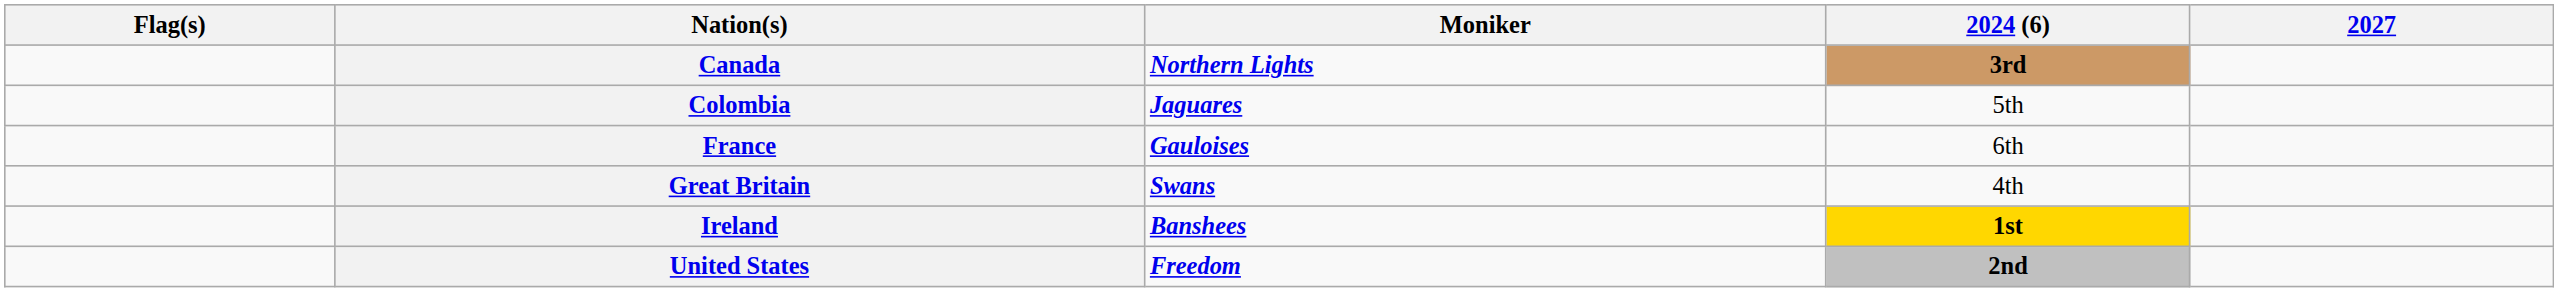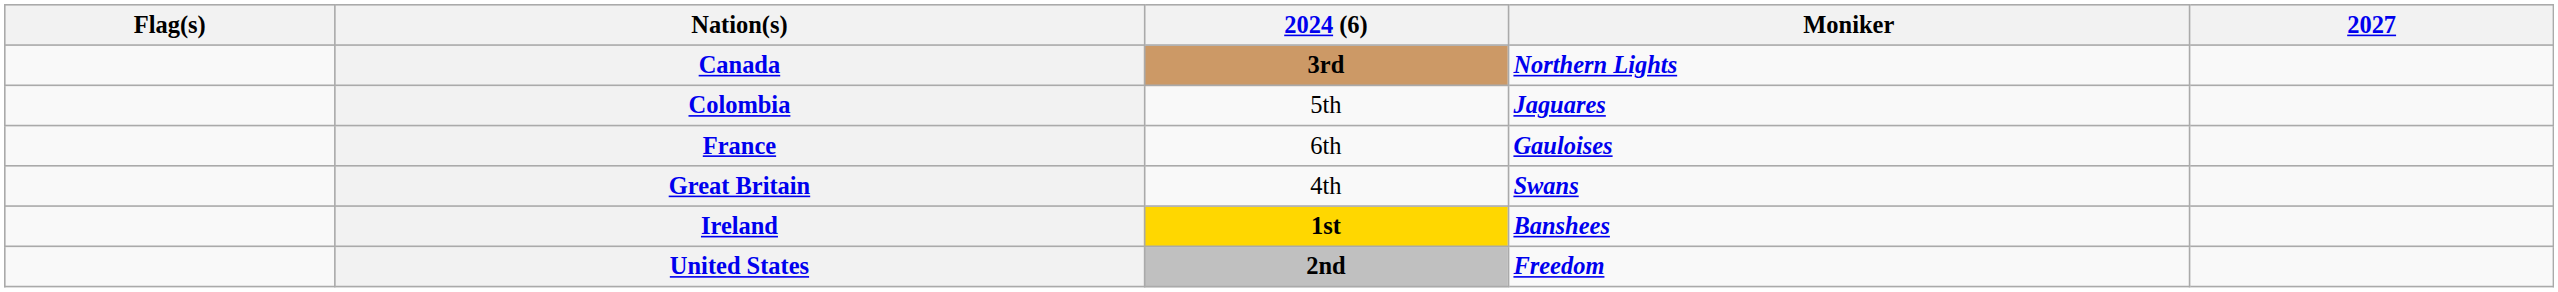columns swapped: (1485, 24) <-> (2008, 24)
